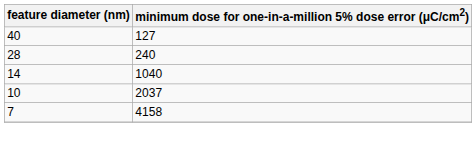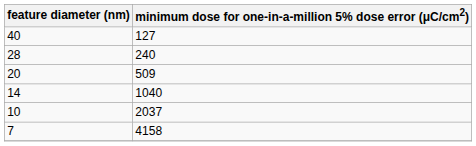+ row: (14, 74)
